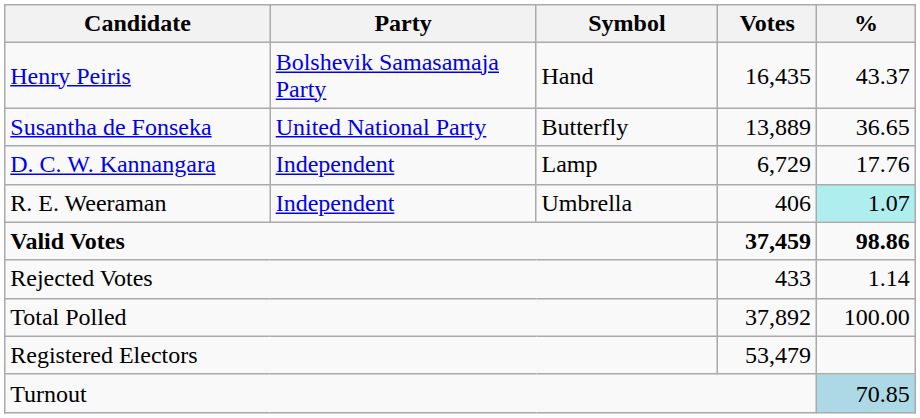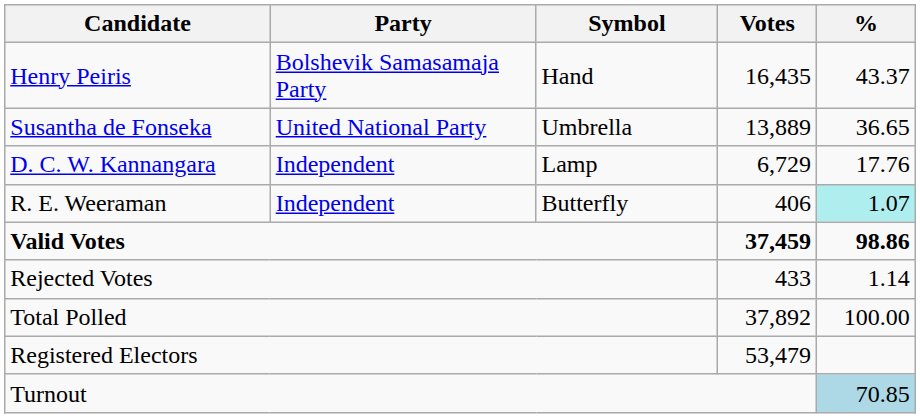(585, 126) Butterfly -> (587, 126) Umbrella
(587, 202) Umbrella -> (585, 202) Butterfly
